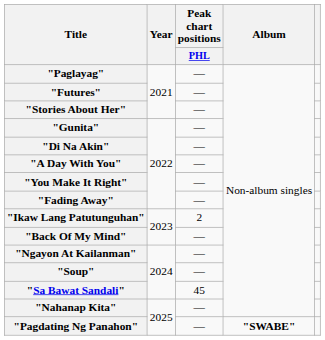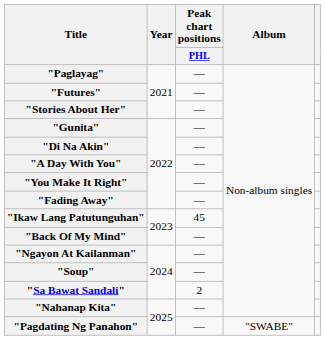(199, 218) 2 -> (199, 218) 45
(199, 290) 45 -> (199, 290) 2
(269, 326) bold -> (269, 326) normal
